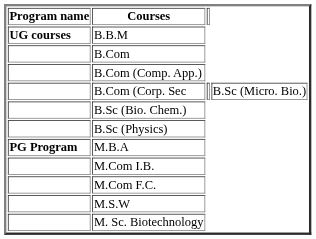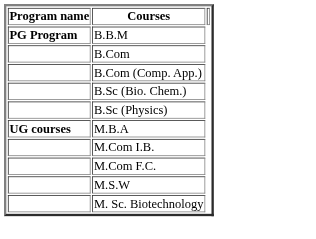(40, 35) UG courses -> (43, 35) PG Program
- row: (140, 91)
(43, 147) PG Program -> (40, 128) UG courses
